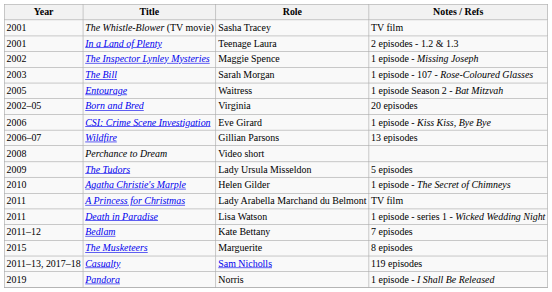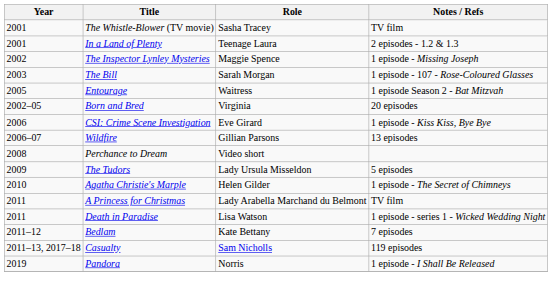- row: (116, 248)
